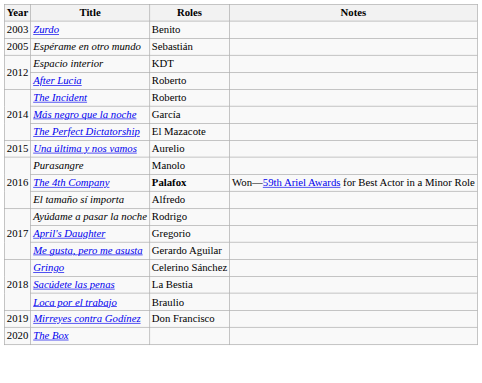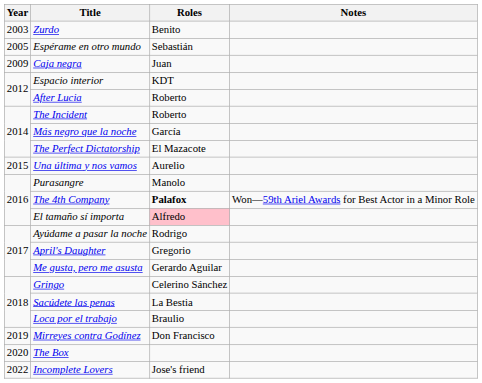+ row: (57, 64)
(169, 200) no background -> (169, 217) pink background
+ row: (73, 370)
